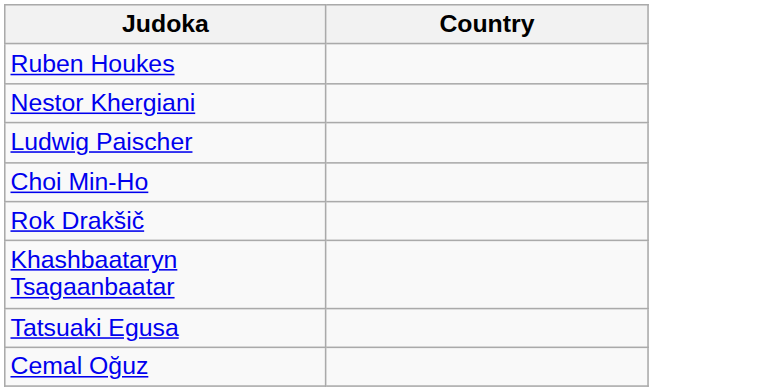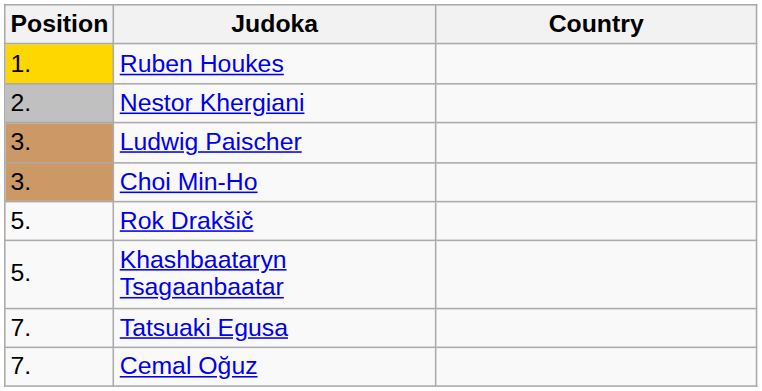+ column: (59, 24)
